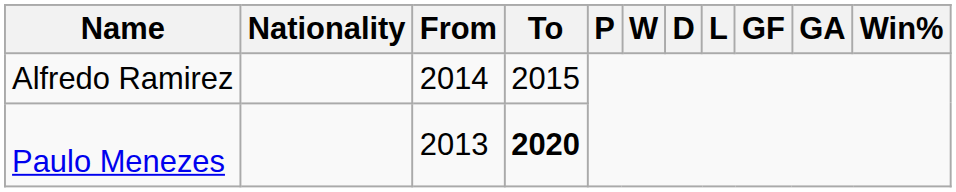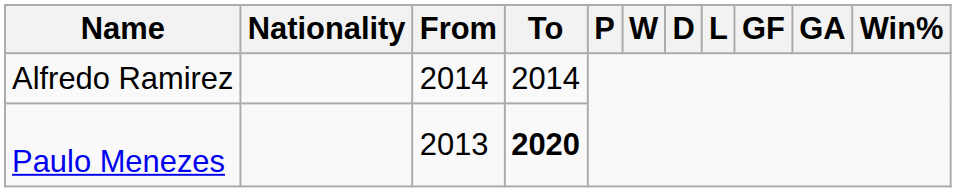(546, 77) 2015 -> (546, 77) 2014
